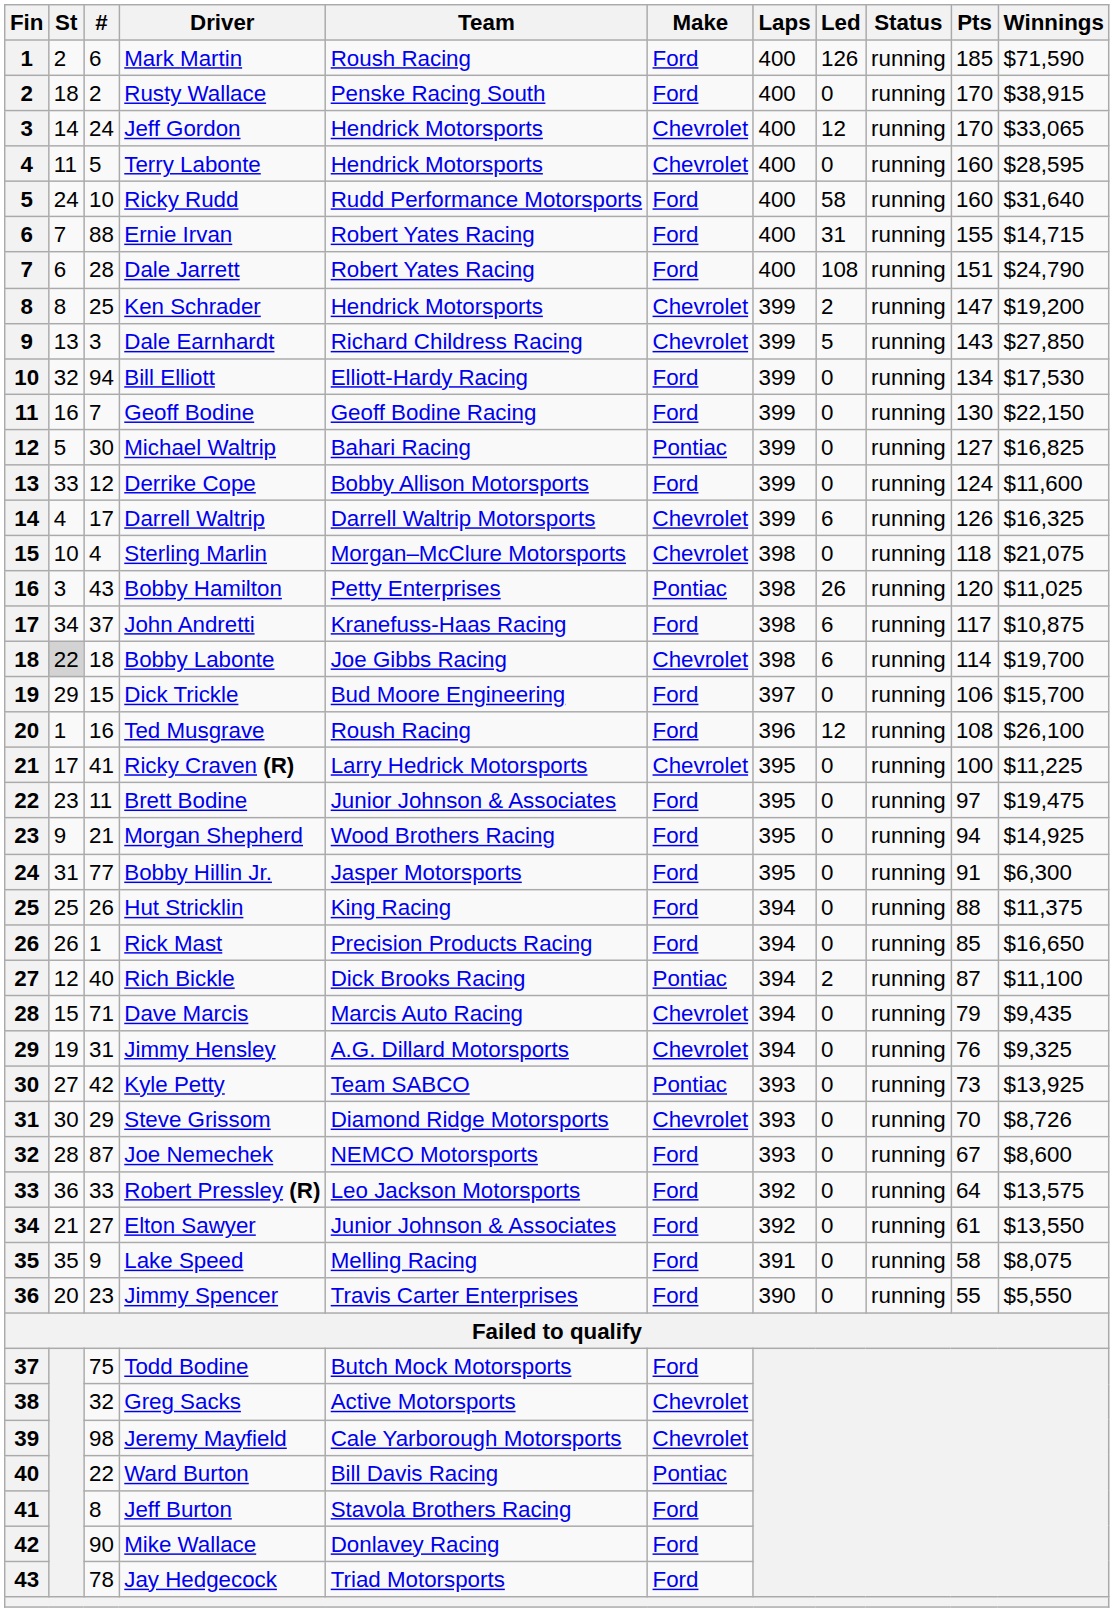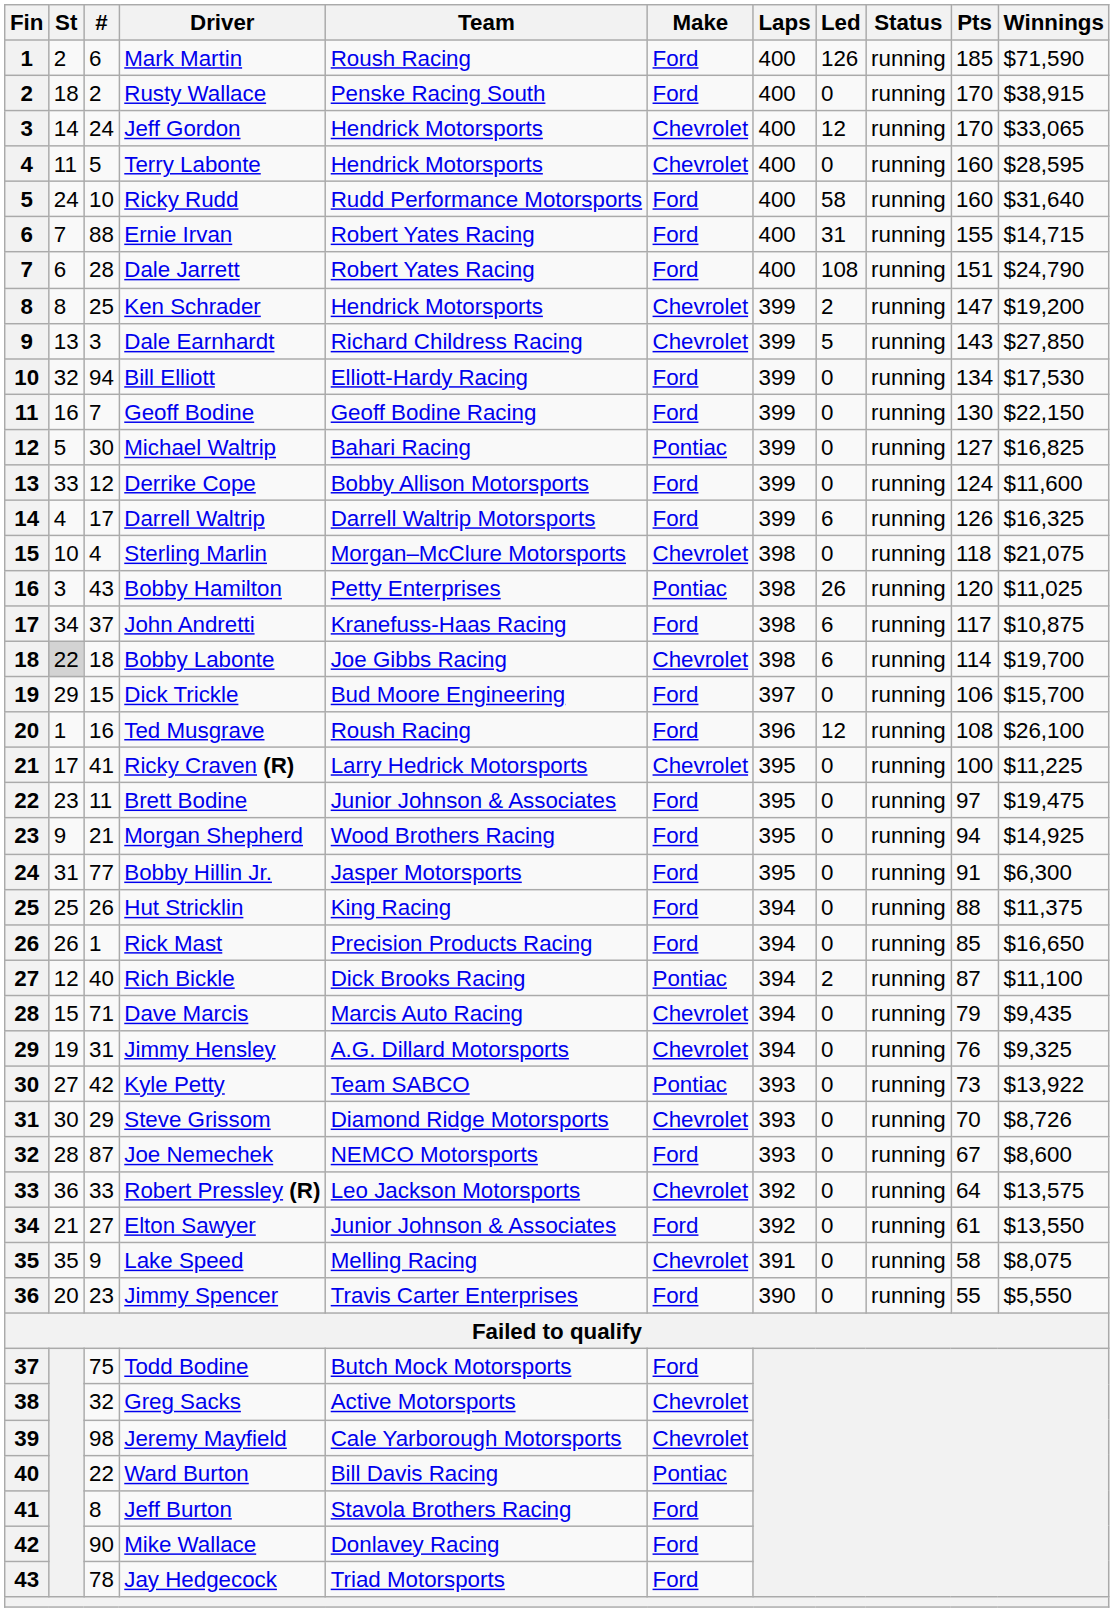(700, 518) Chevrolet -> (676, 518) Ford
(1044, 1084) $13,925 -> (1044, 1084) $13,922
(676, 1190) Ford -> (700, 1190) Chevrolet
(676, 1261) Ford -> (700, 1261) Chevrolet
